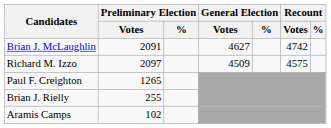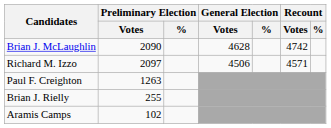(151, 47) 2091 -> (151, 47) 2090
(239, 47) 4627 -> (239, 47) 4628
(239, 64) 4509 -> (239, 64) 4506
(297, 64) 4575 -> (297, 64) 4571
(151, 81) 1265 -> (151, 81) 1263
